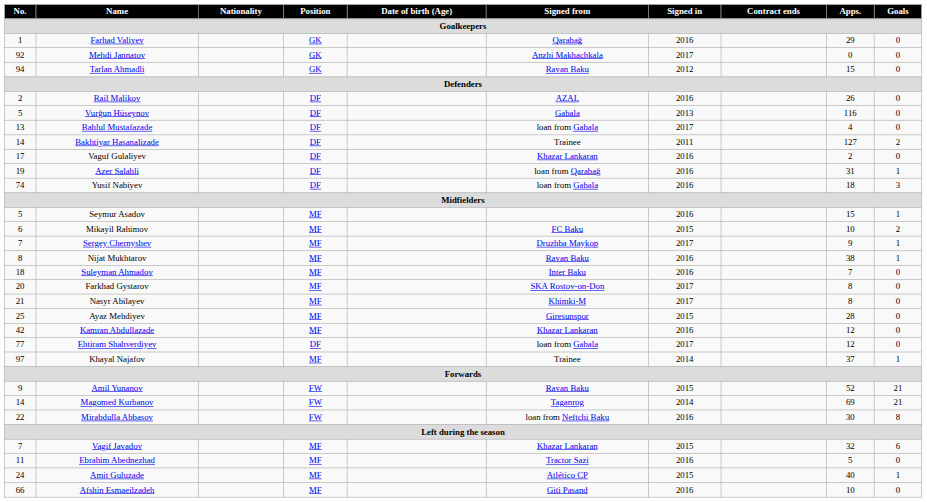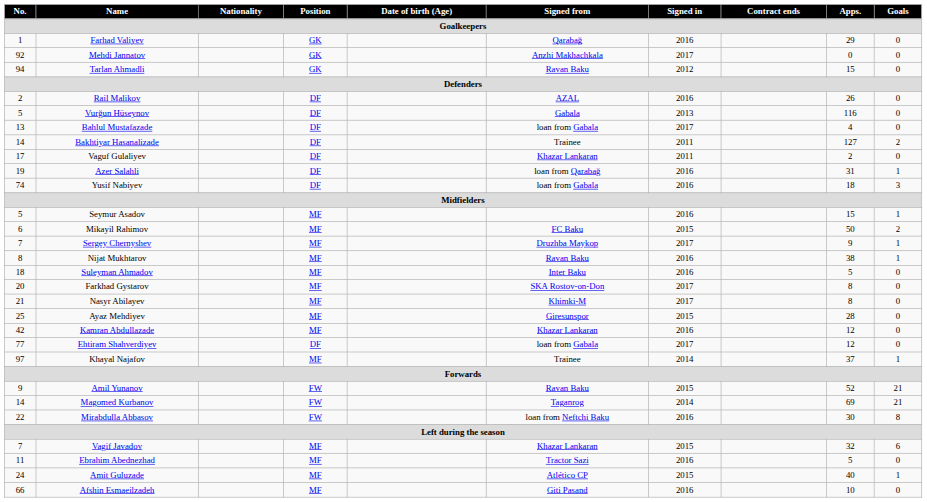(685, 157) 2016 -> (685, 157) 2011
(850, 229) 10 -> (850, 229) 50
(850, 272) 7 -> (850, 272) 5
